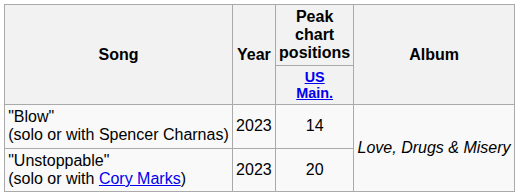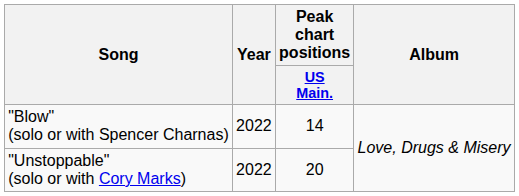(254, 126) 2023 -> (254, 126) 2022
(254, 169) 2023 -> (254, 169) 2022
